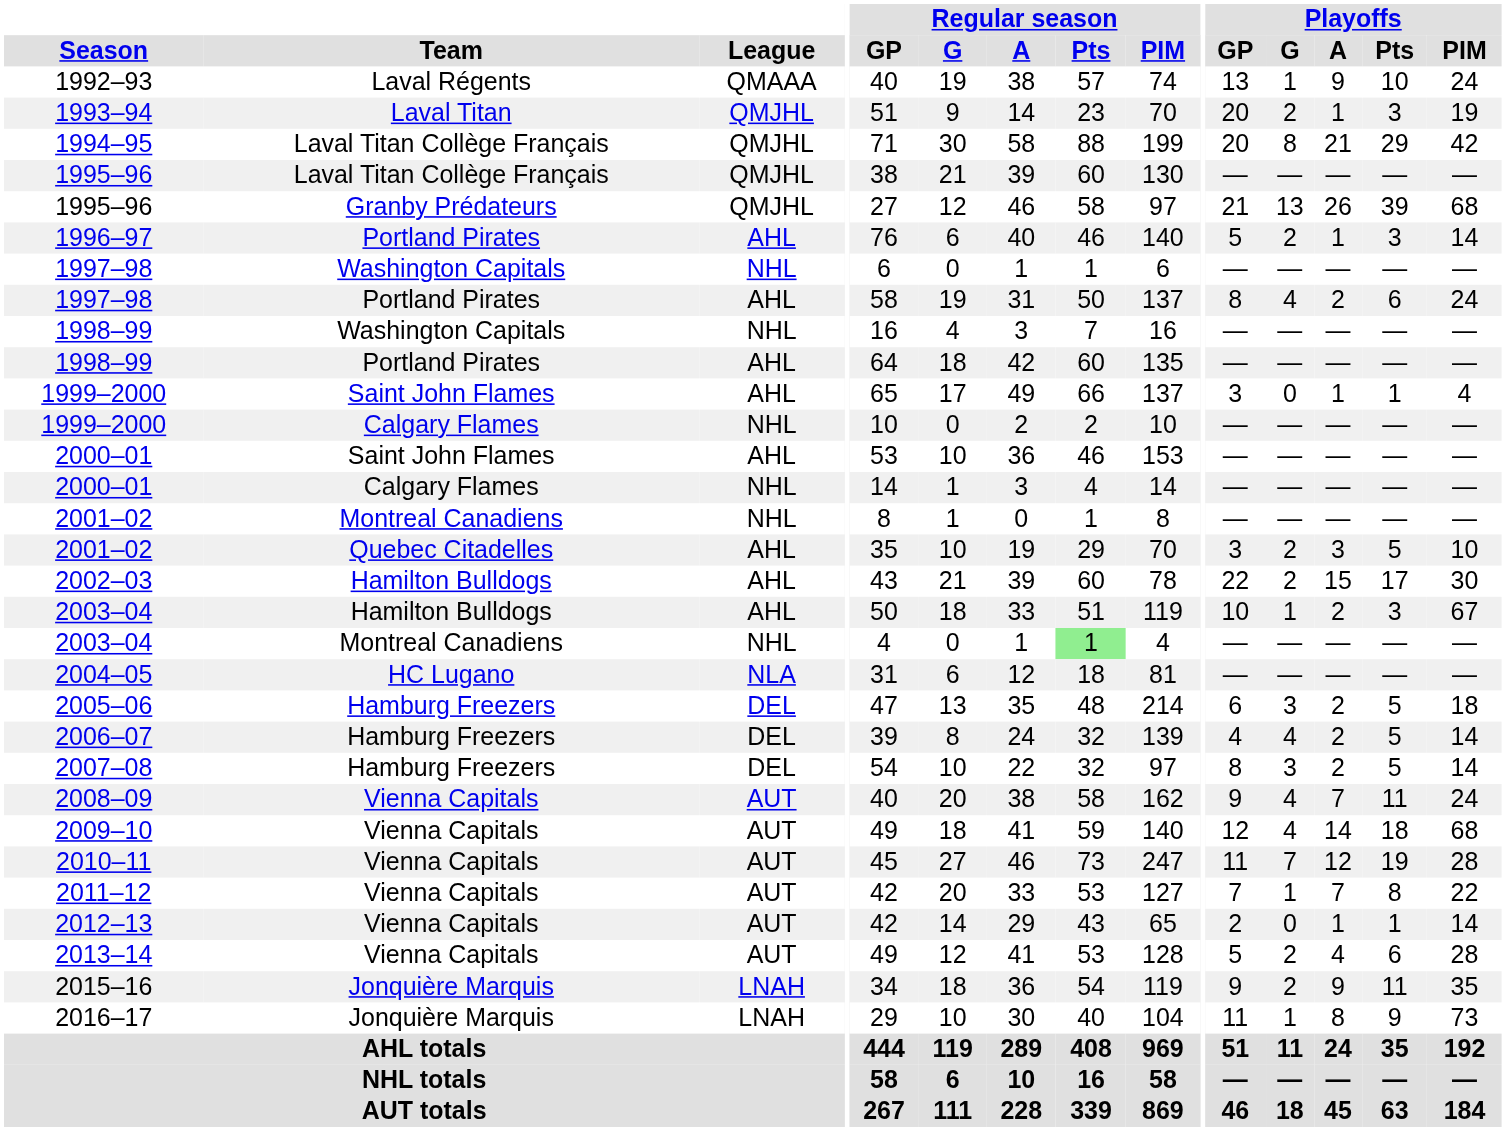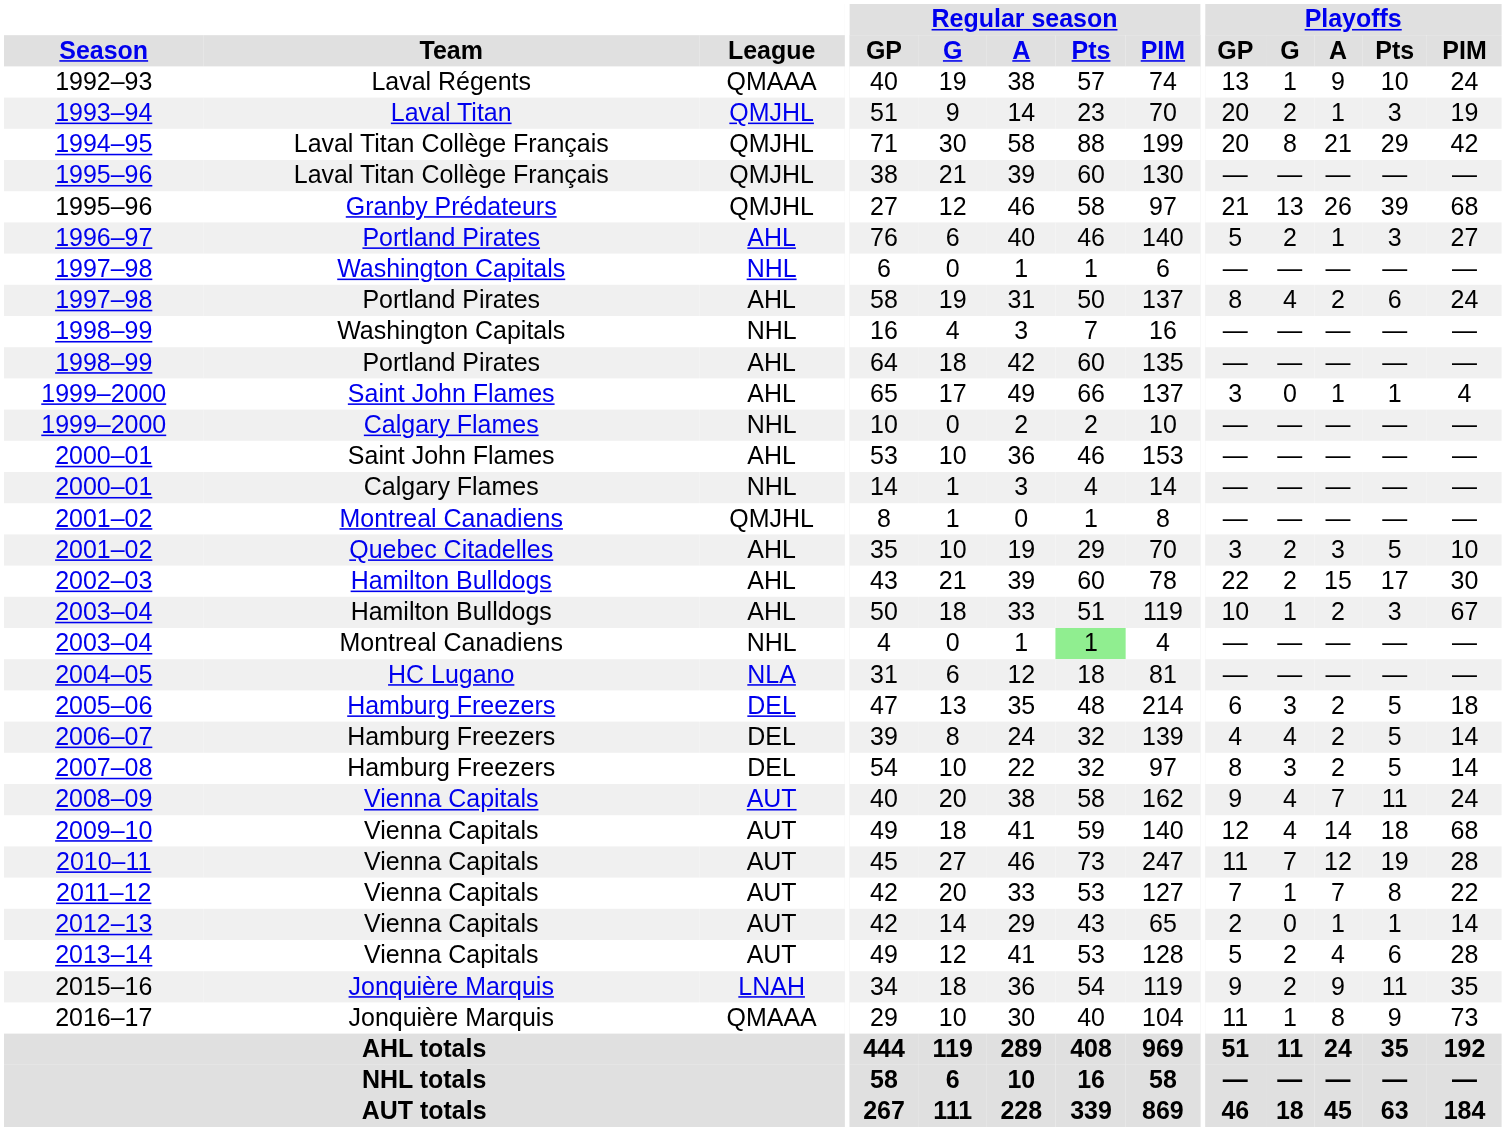(1464, 237) 14 -> (1464, 237) 27
(772, 518) NHL -> (772, 518) QMJHL
(772, 1017) LNAH -> (772, 1017) QMAAA
